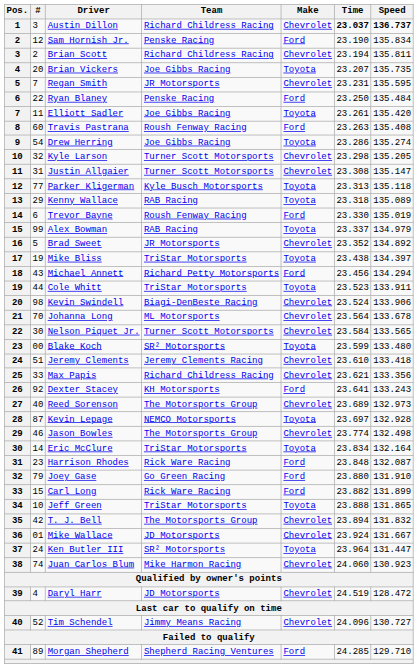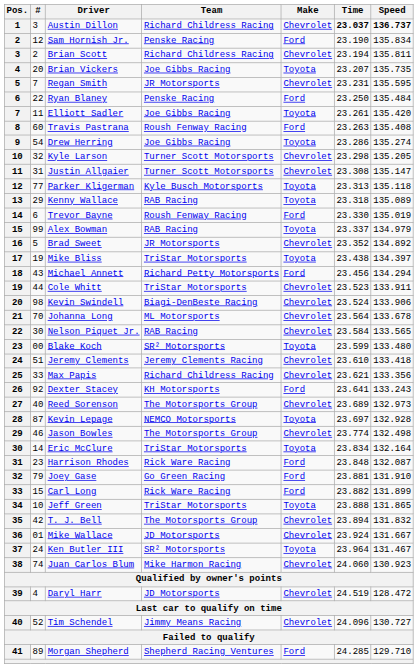(300, 289) Toyota -> (308, 289) Chevrolet
(209, 332) Turner Scott Motorsports -> (171, 332) RAB Racing
(353, 478) 23.880 -> (353, 478) 23.881
(392, 550) 131.447 -> (392, 550) 131.467
